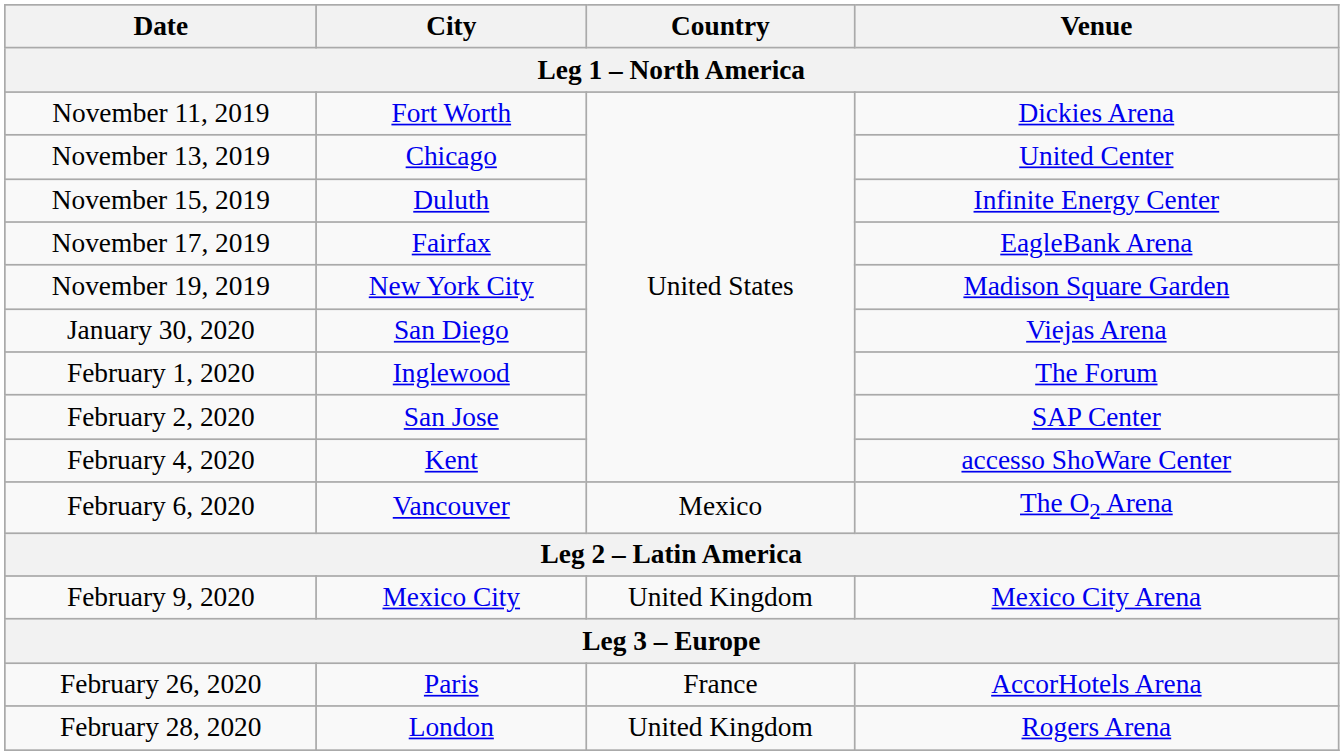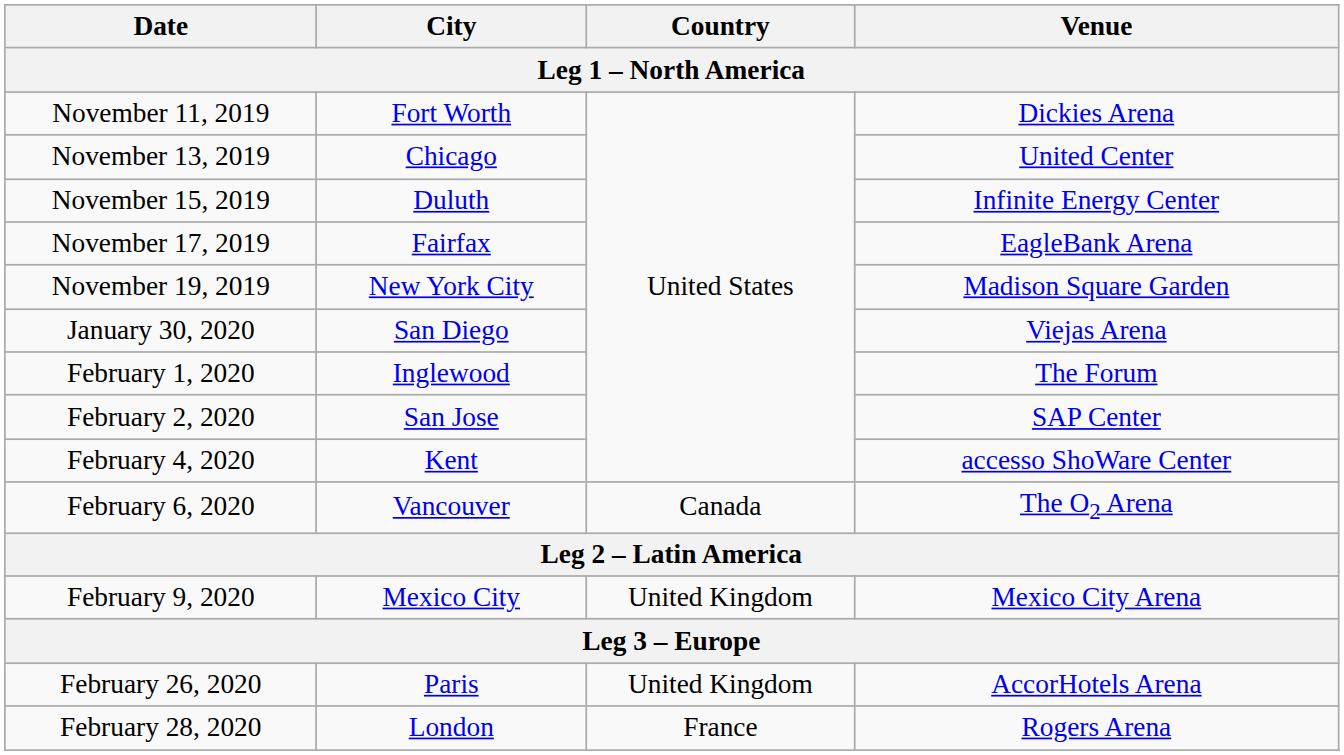(720, 507) Mexico -> (720, 507) Canada
(720, 684) France -> (720, 684) United Kingdom
(720, 727) United Kingdom -> (720, 727) France
